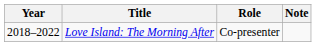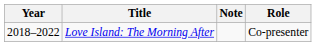columns swapped: (250, 13) <-> (297, 13)
